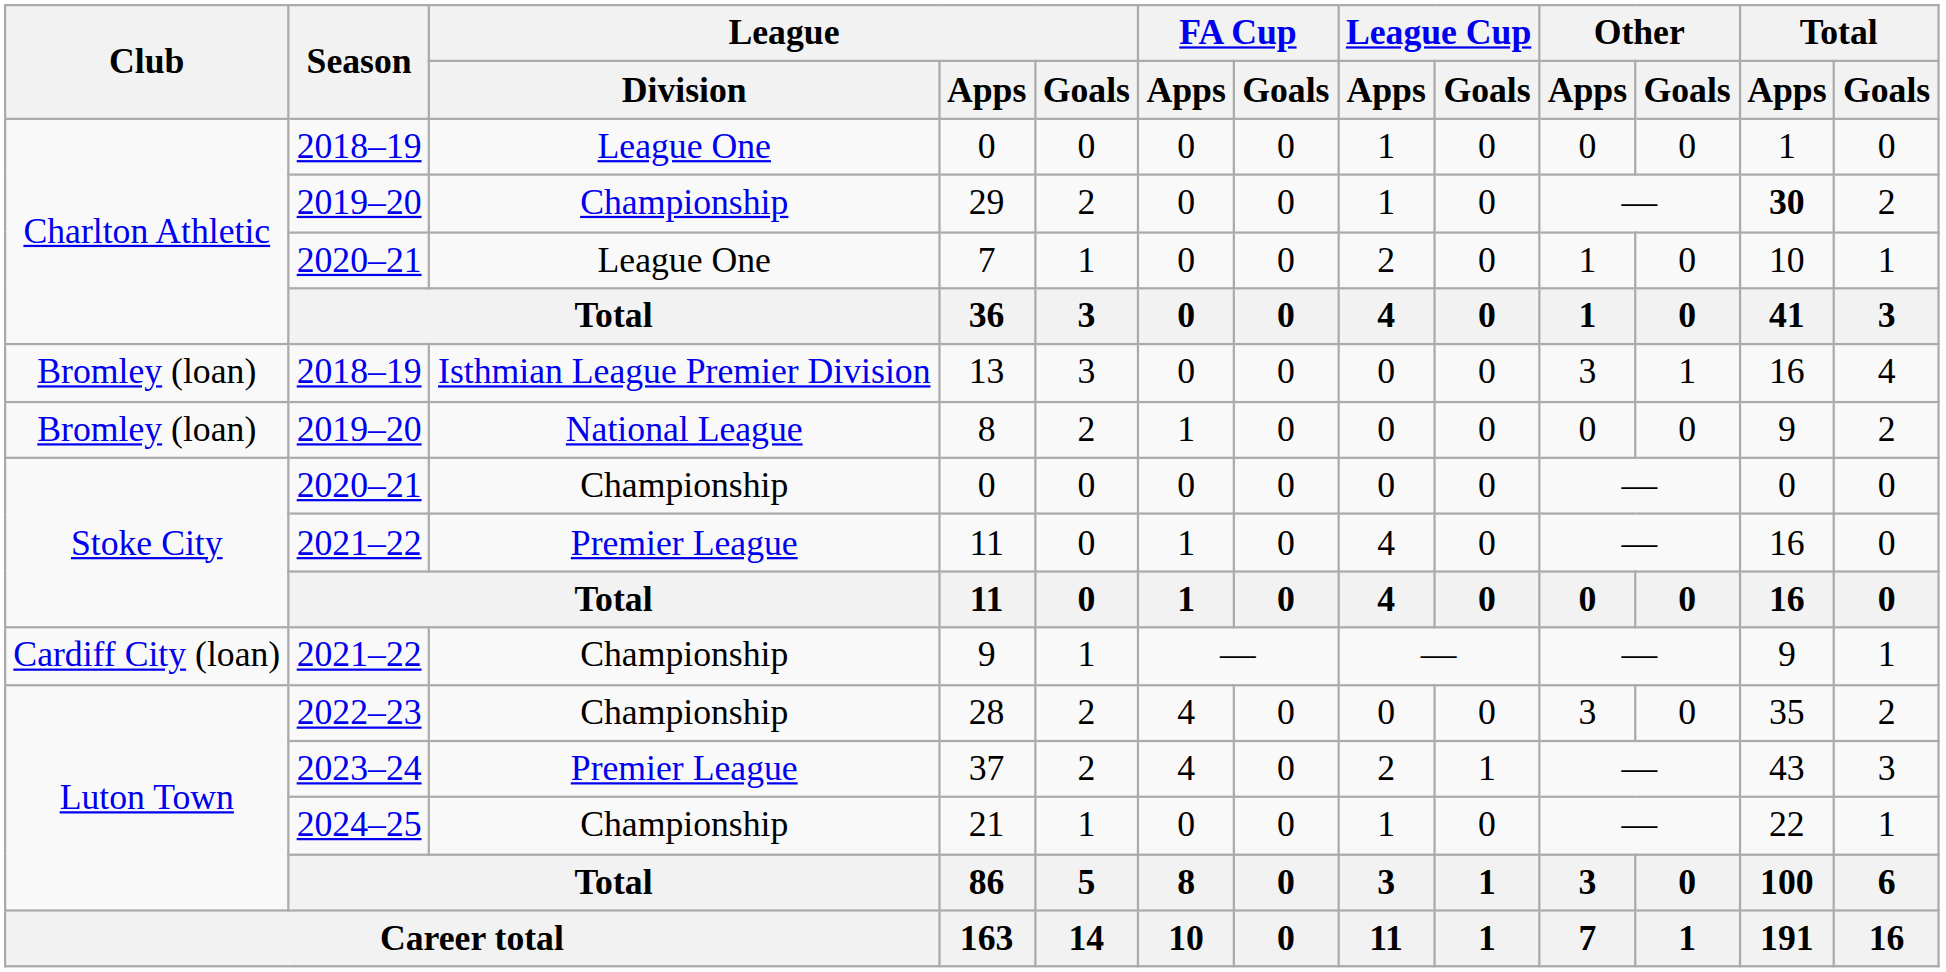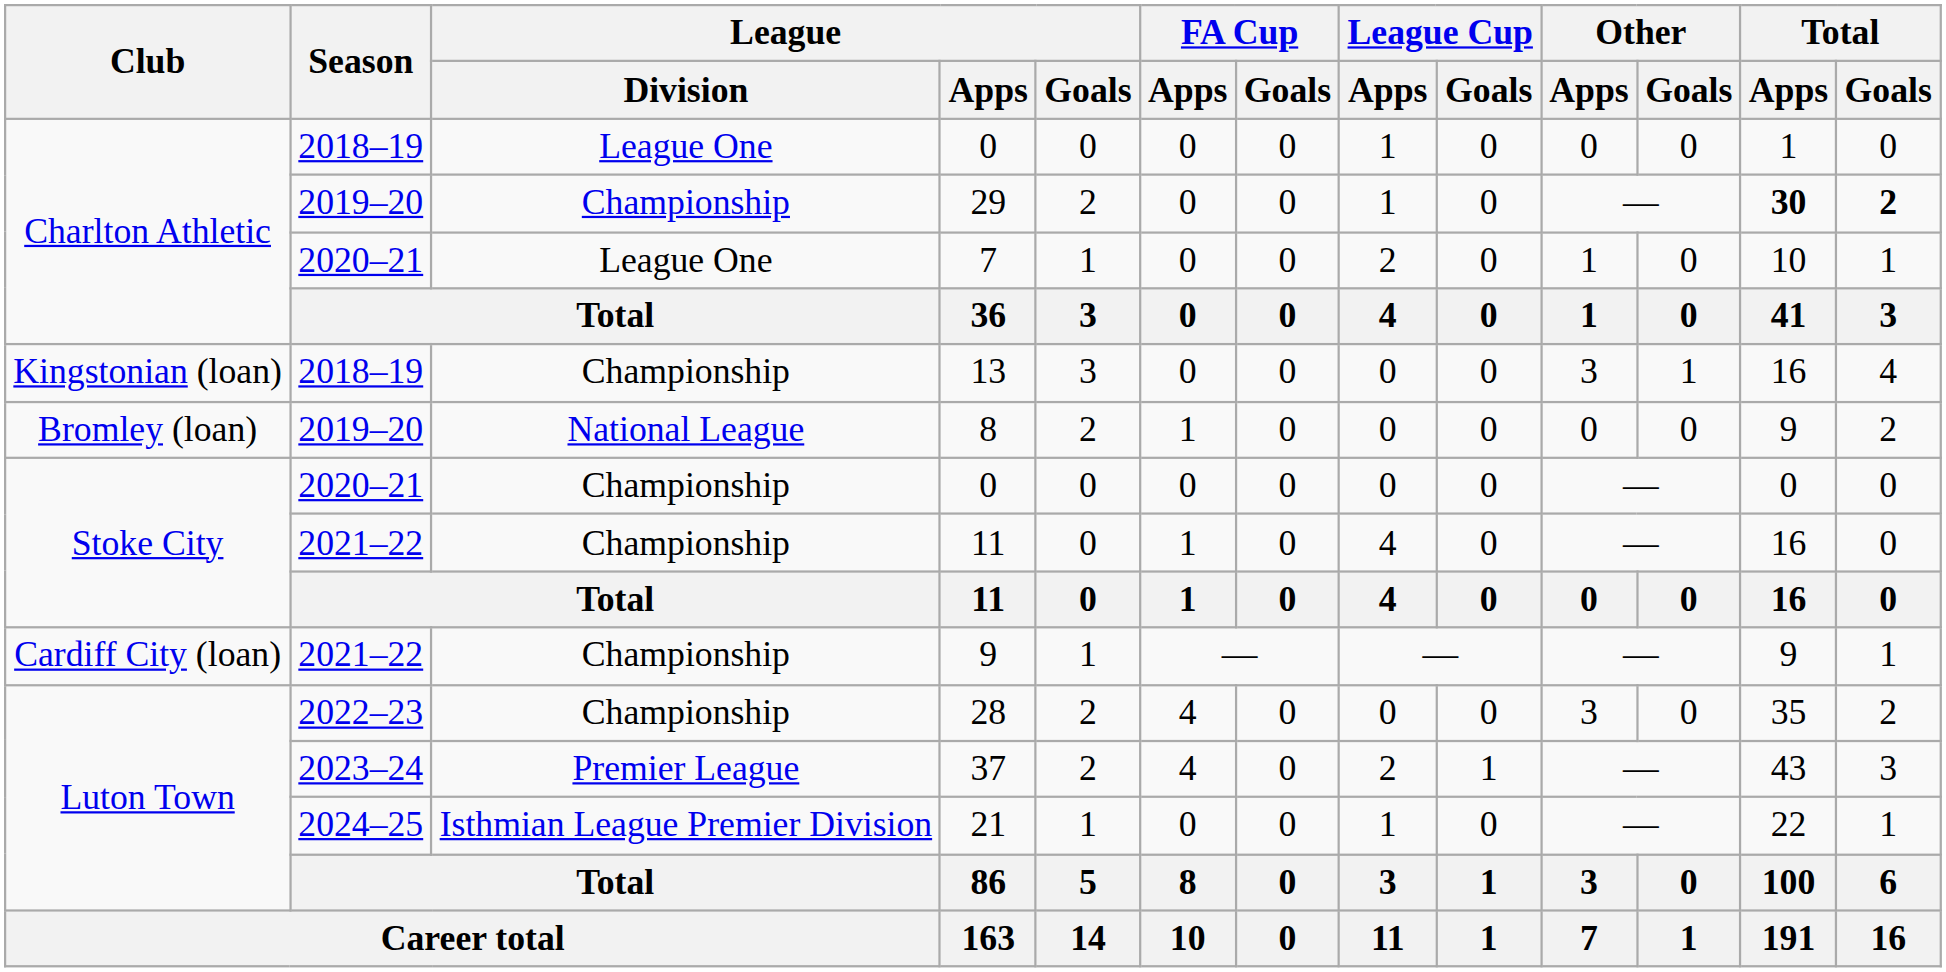(1887, 202) normal -> (1888, 202) bold
(147, 372) Bromley (loan) -> (148, 372) Kingstonian (loan)
(684, 372) Isthmian League Premier Division -> (686, 372) Championship
(684, 542) Premier League -> (686, 542) Championship
(684, 825) Championship -> (686, 825) Isthmian League Premier Division
